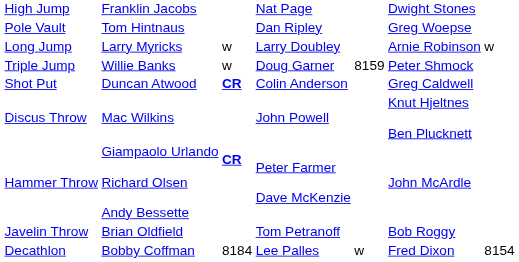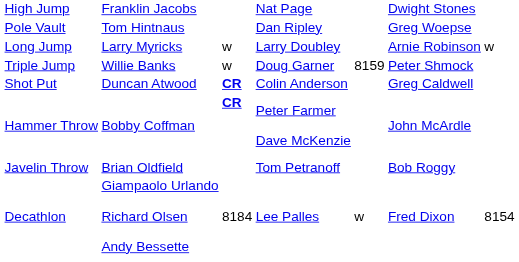- row: (46, 118)
(160, 182) Giampaolo Urlando Richard Olsen Andy Bessette -> (148, 125) Bobby Coffman
(148, 250) Bobby Coffman -> (160, 216) Giampaolo Urlando Richard Olsen Andy Bessette
